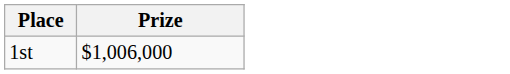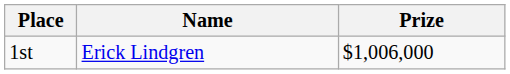+ column: (208, 20)
